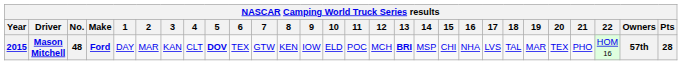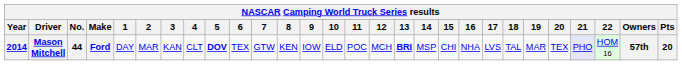(17, 47) 2015 -> (17, 47) 2014
(77, 47) 48 -> (77, 47) 44
(583, 47) no background -> (583, 47) lavender background
(667, 47) 28 -> (667, 47) 20
